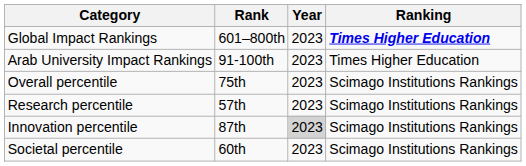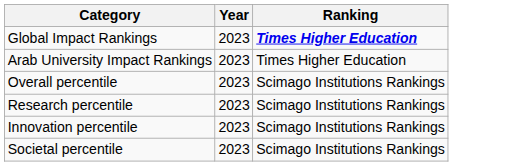- column: (252, 15)
(307, 127) lightgrey background -> (234, 127) no background
